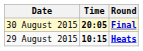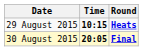rows swapped: (42, 39) <-> (42, 25)
